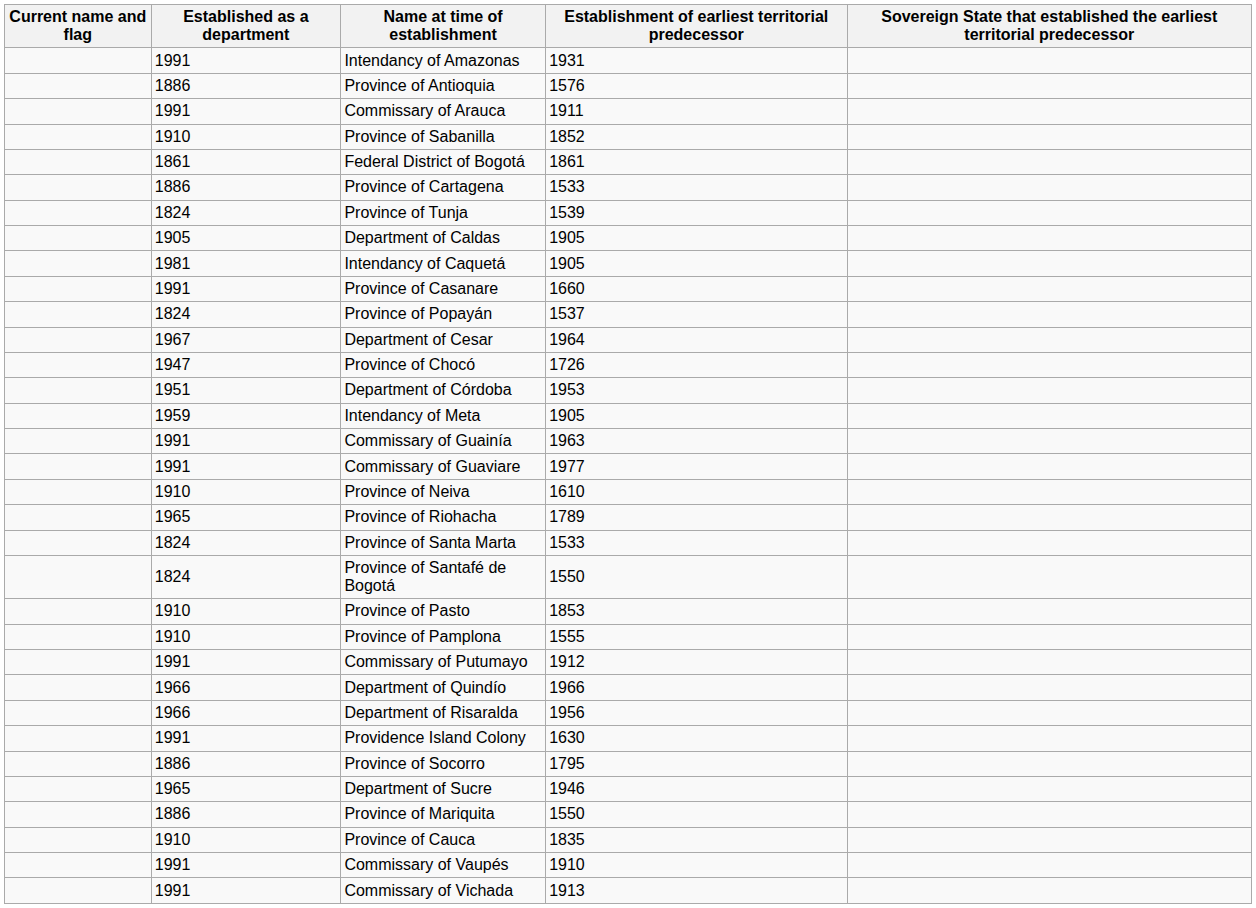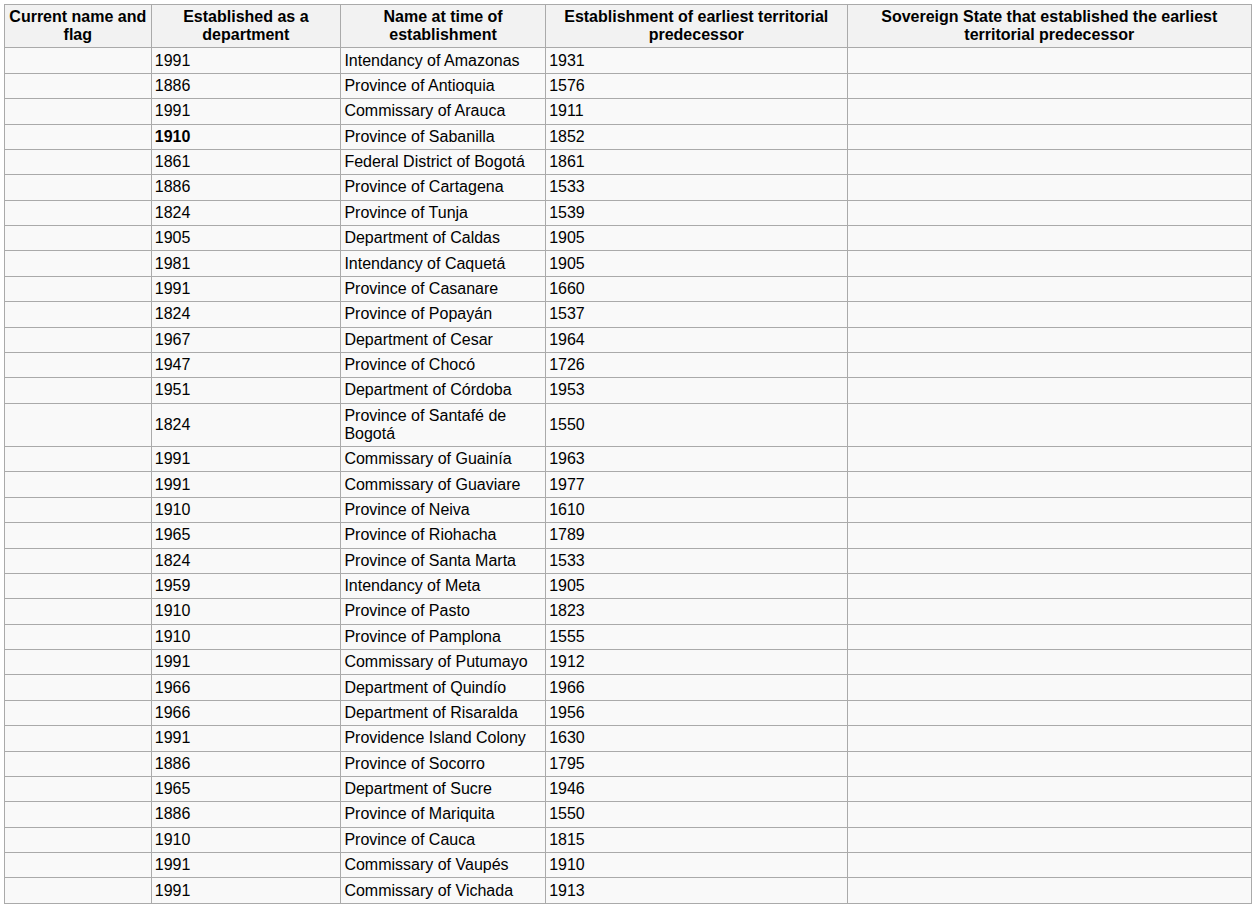(173, 136) normal -> (173, 136) bold
rows swapped: (425, 577) <-> (412, 415)
(567, 611) 1853 -> (567, 611) 1823
(567, 839) 1835 -> (567, 839) 1815
